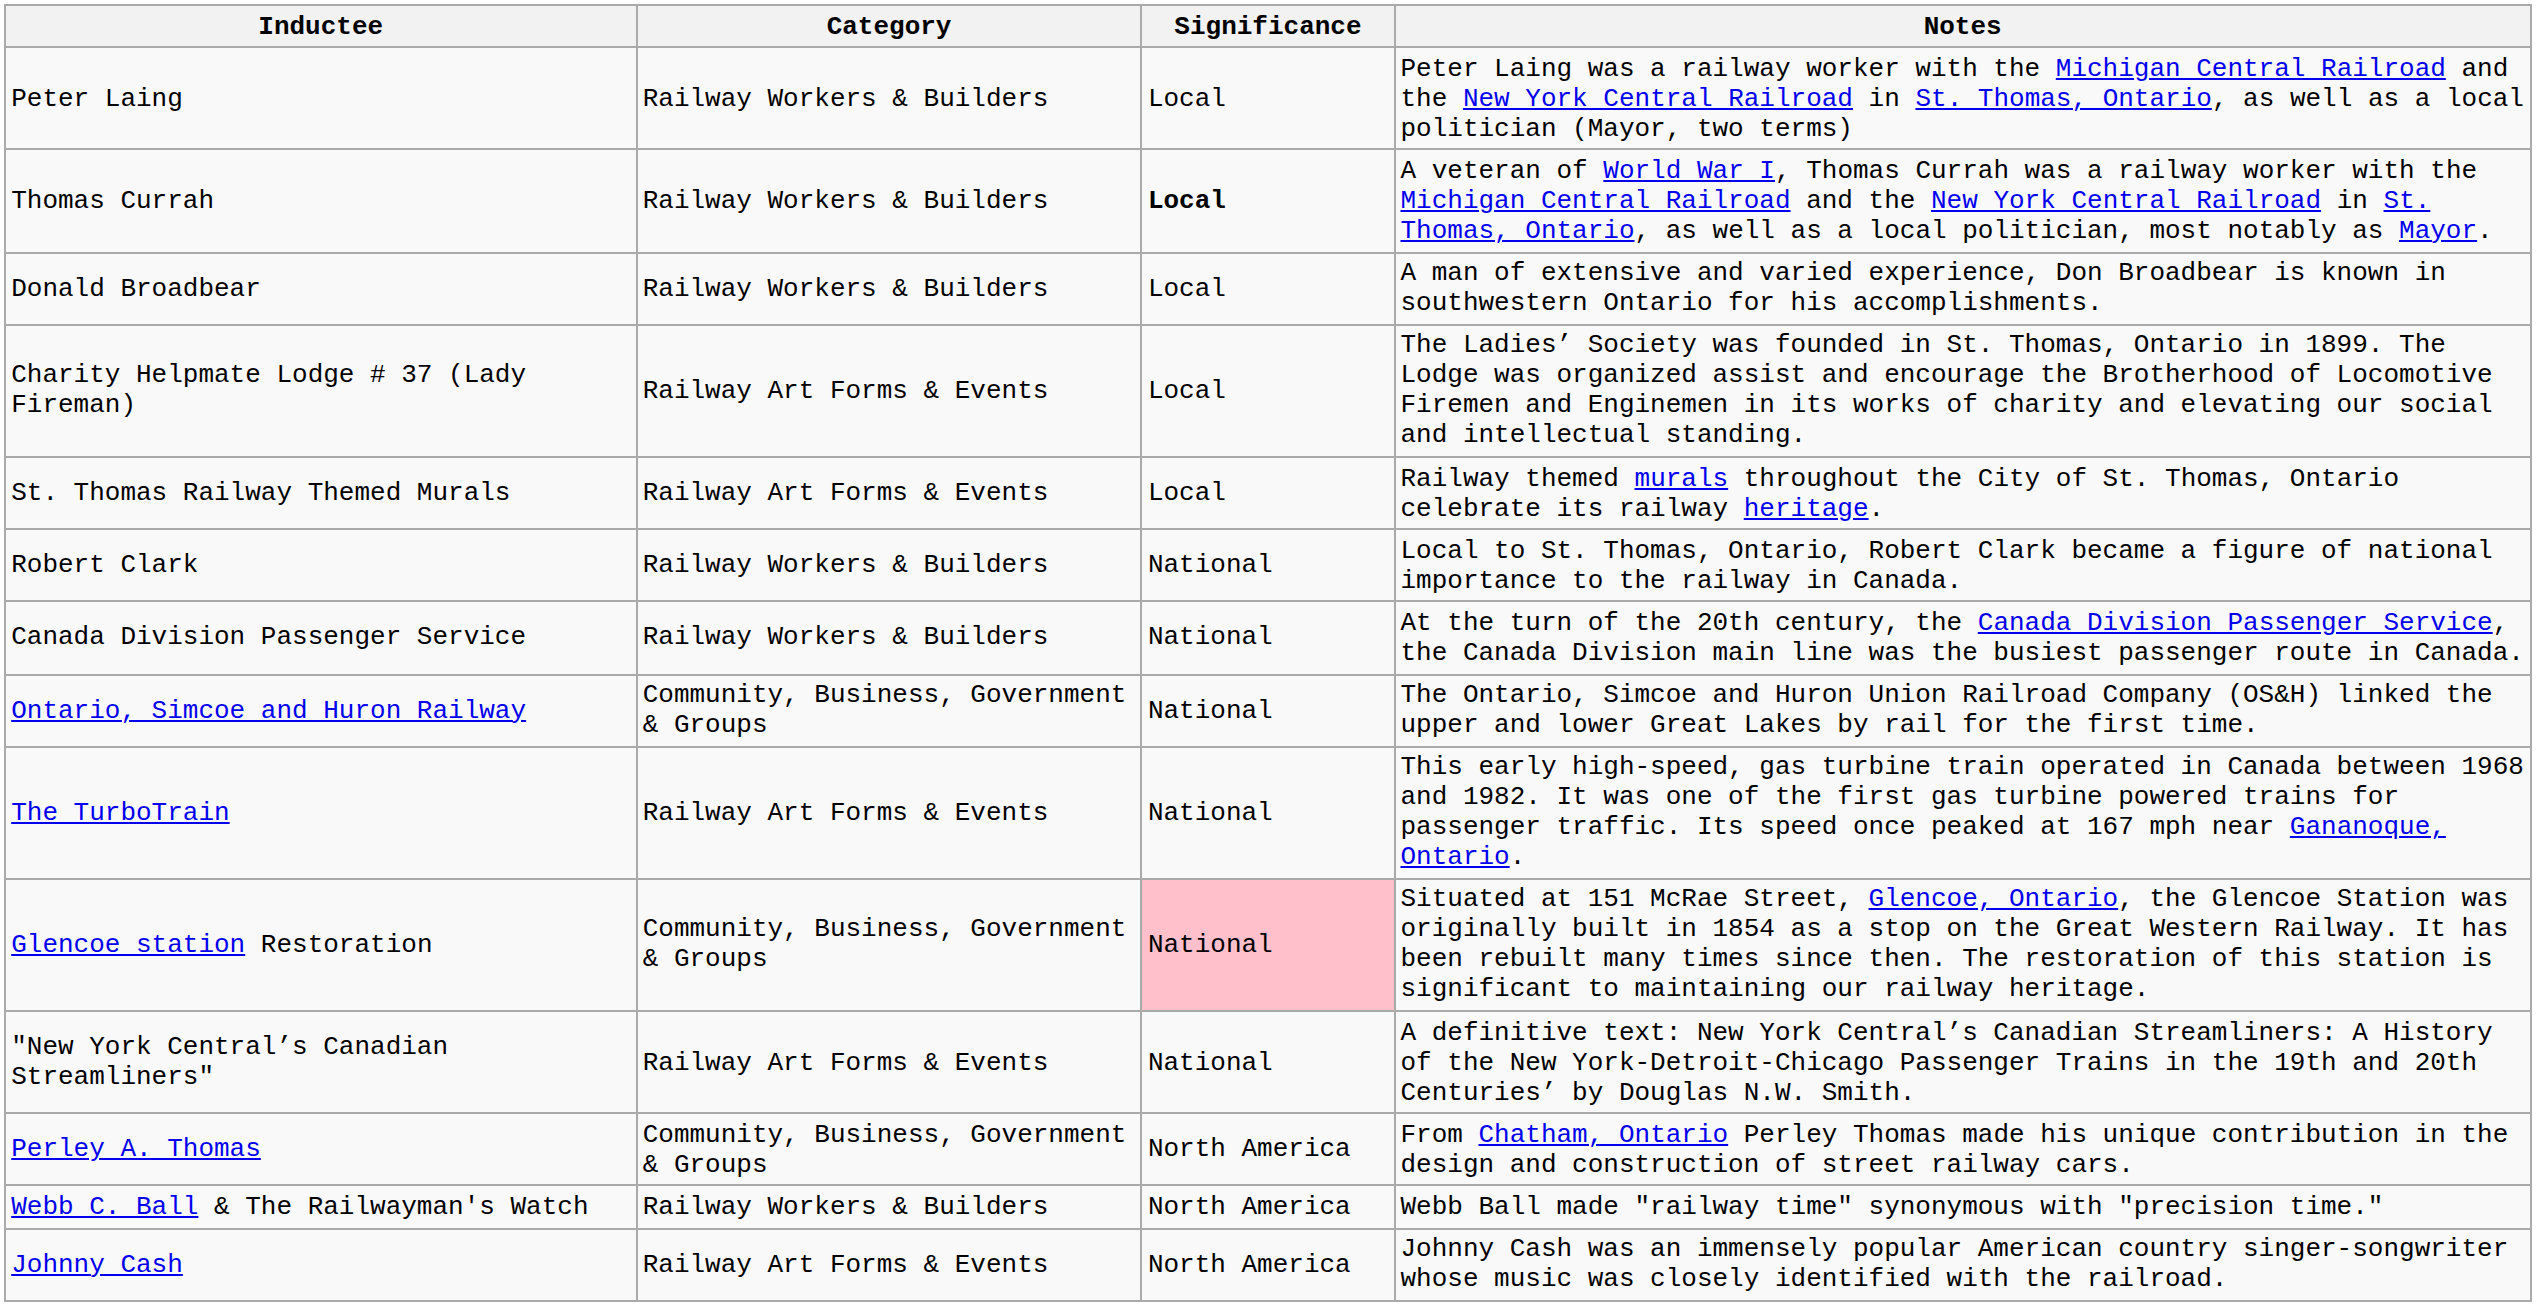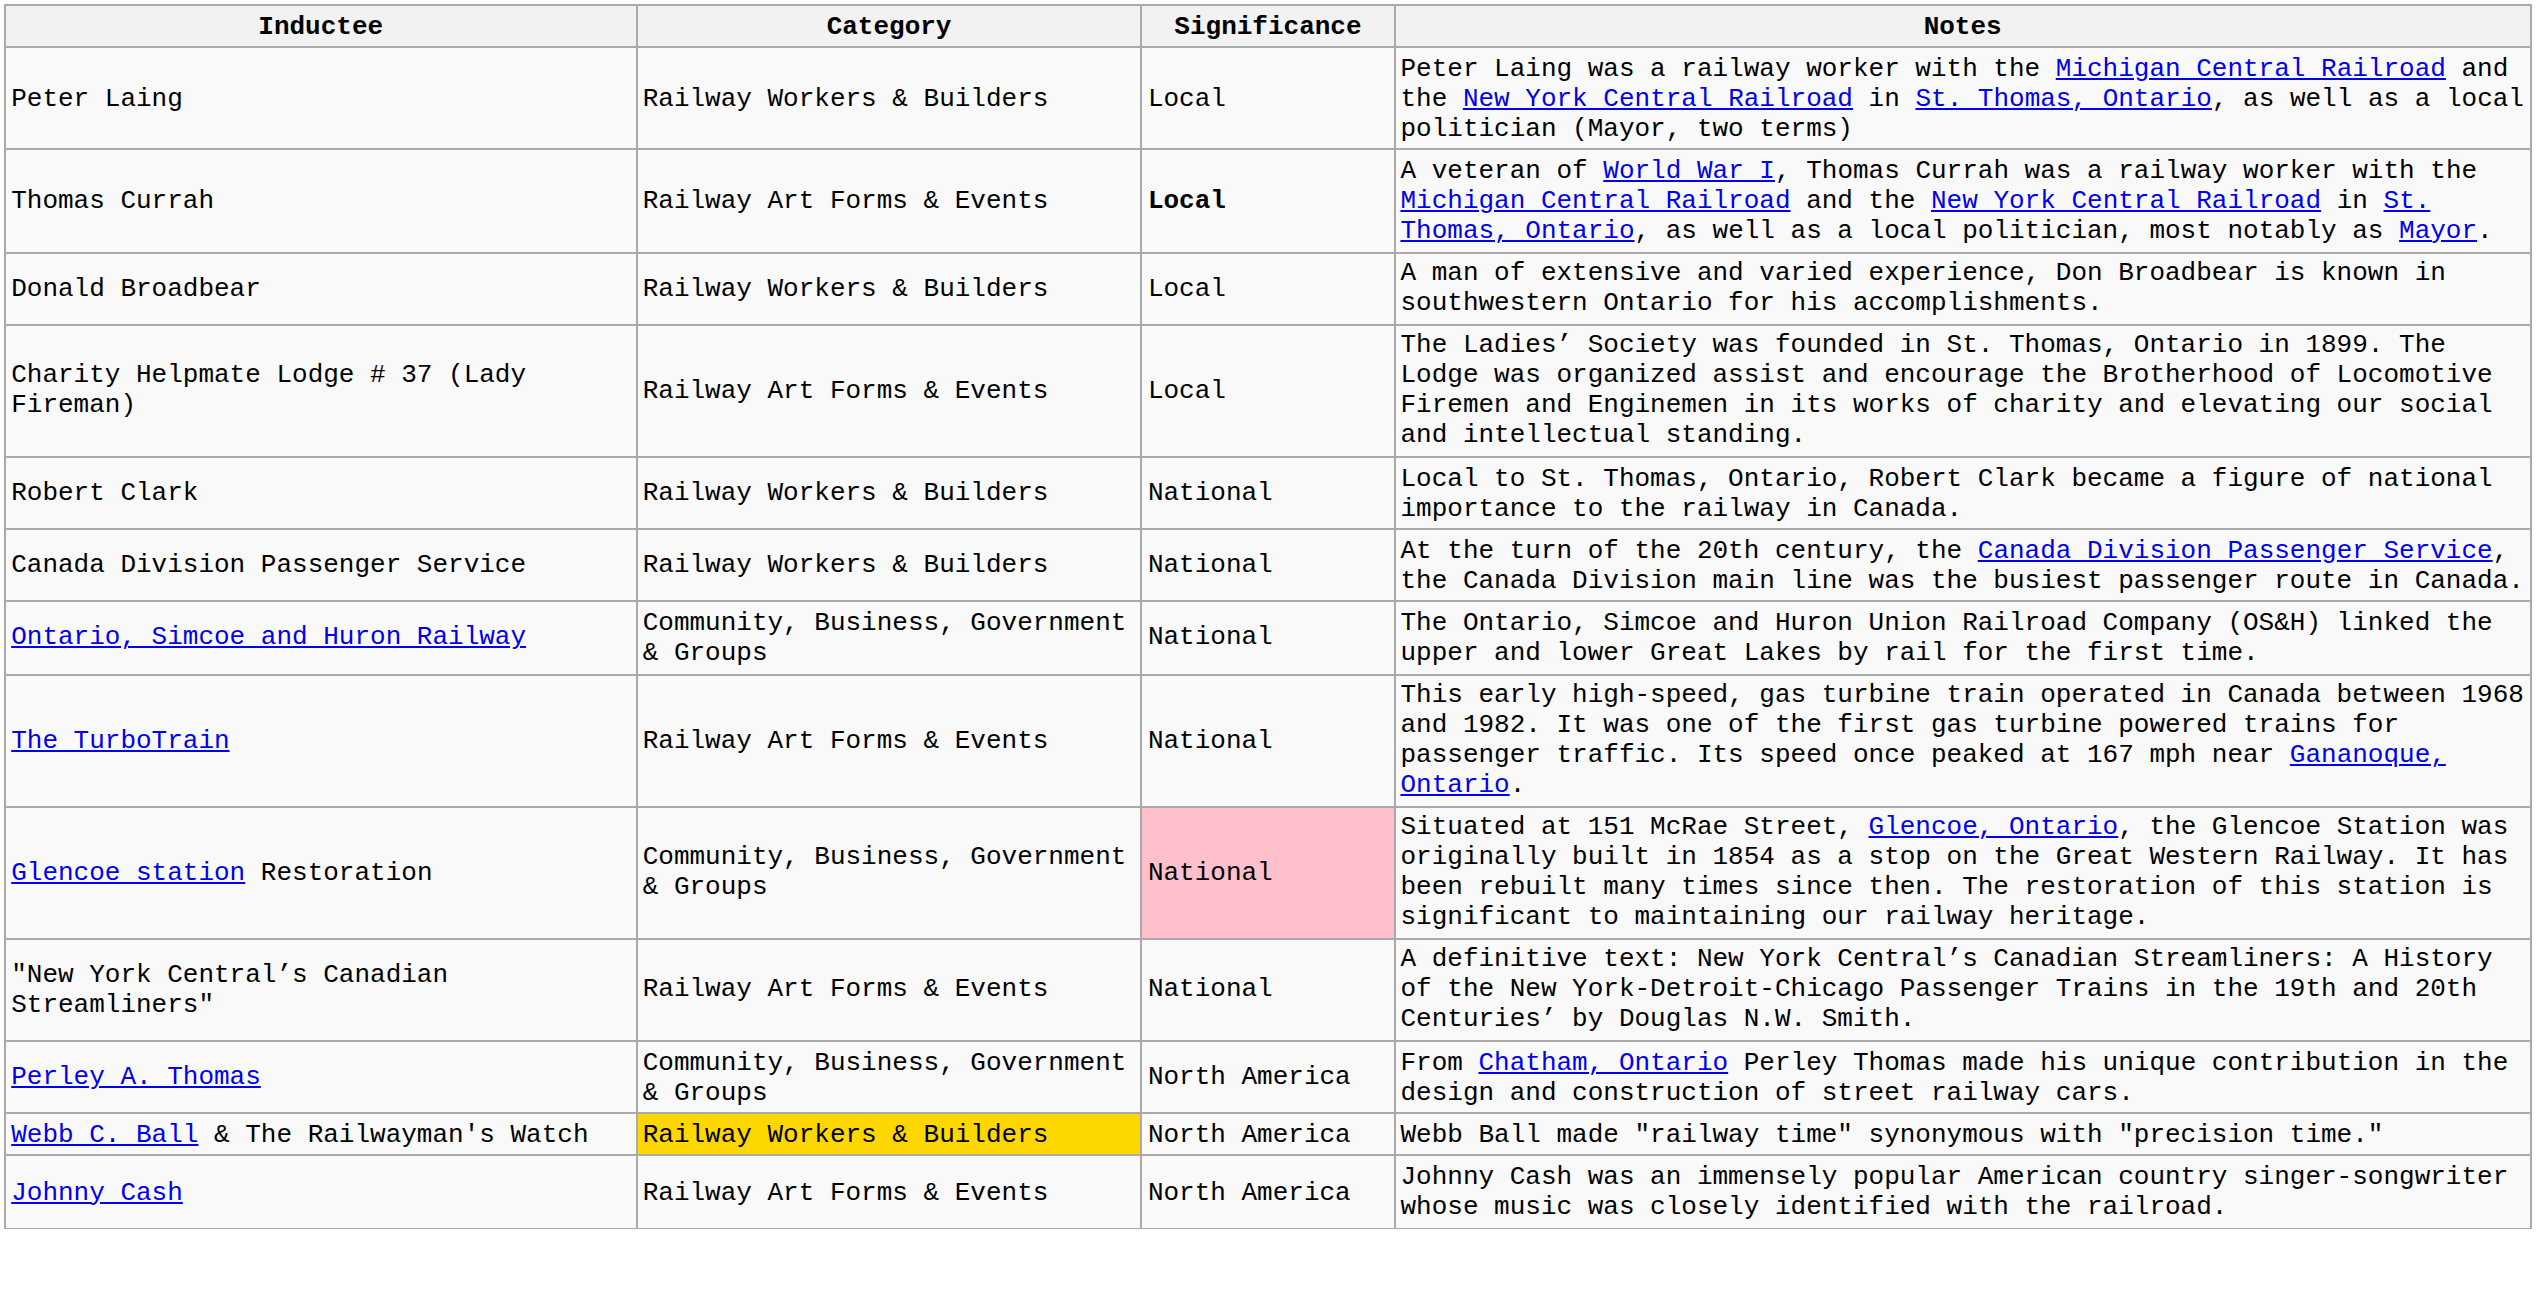(846, 201) Railway Workers & Builders -> (846, 201) Railway Art Forms & Events
- row: (261, 493)
(846, 1207) no background -> (846, 1135) gold background
